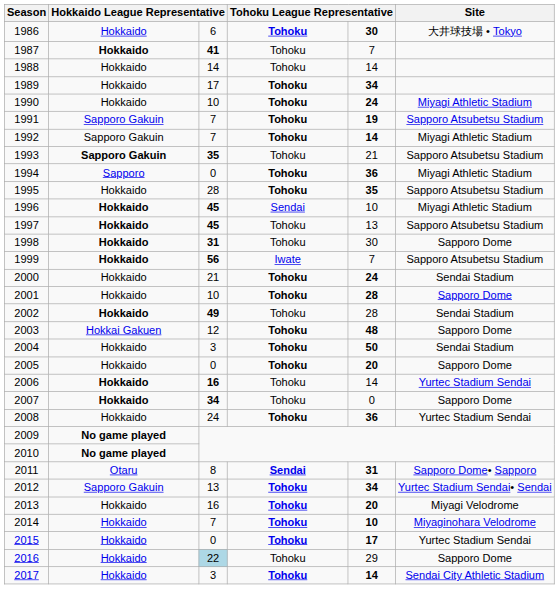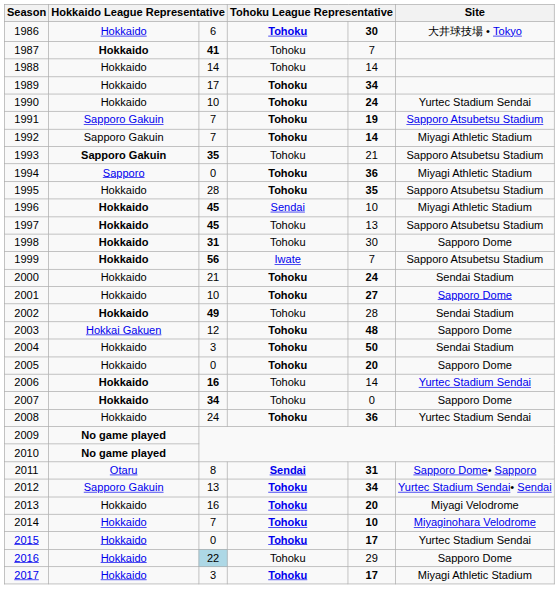(475, 102) Miyagi Athletic Stadium -> (475, 102) Yurtec Stadium Sendai
(372, 295) 28 -> (372, 295) 27
(372, 575) 14 -> (372, 575) 17
(475, 575) Sendai City Athletic Stadium -> (475, 575) Miyagi Athletic Stadium
